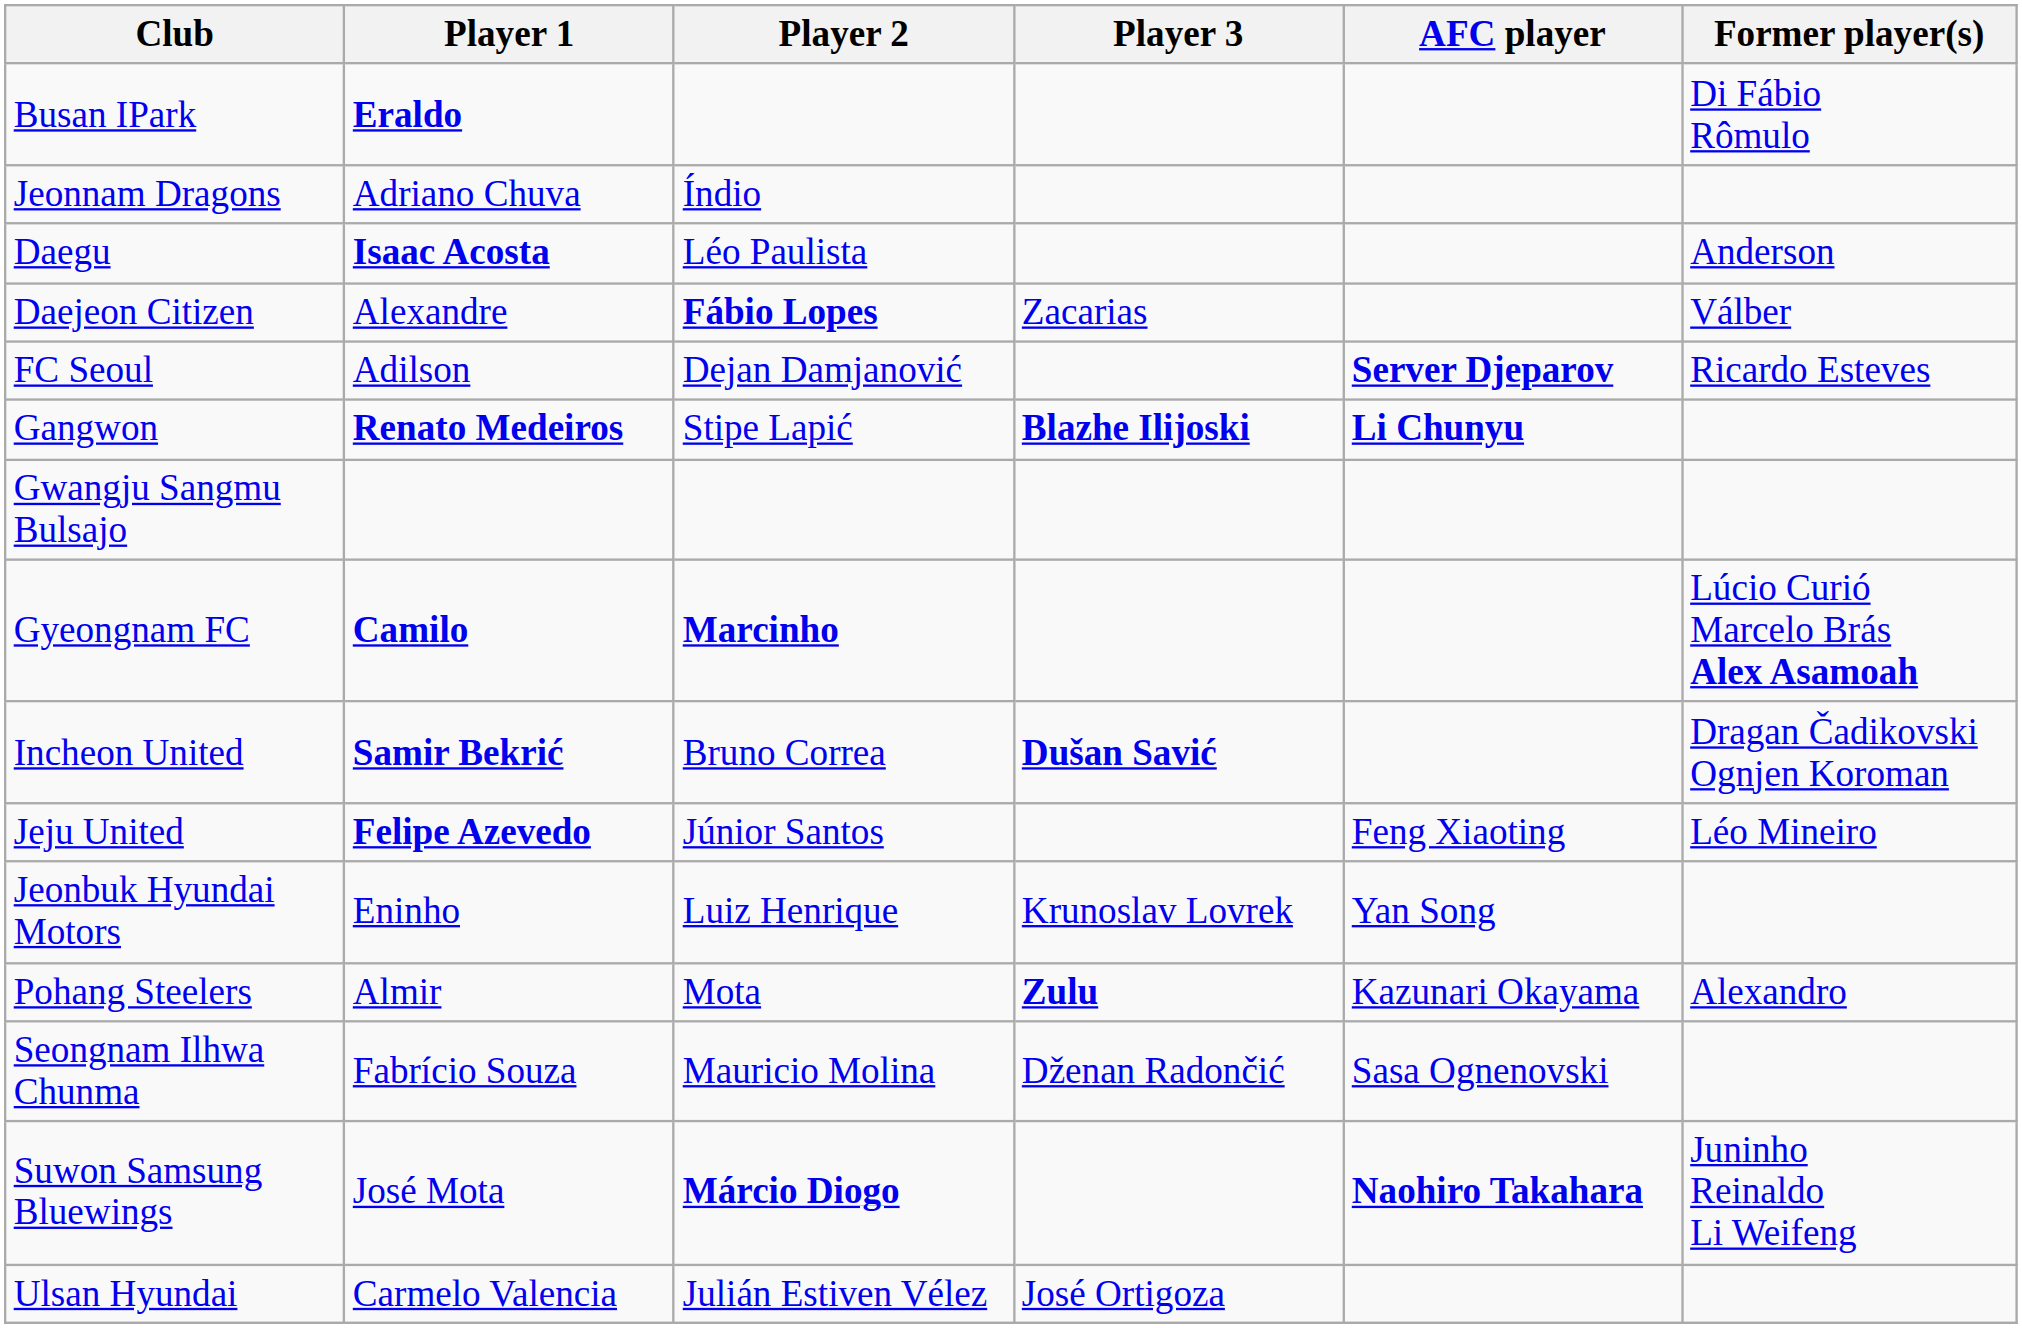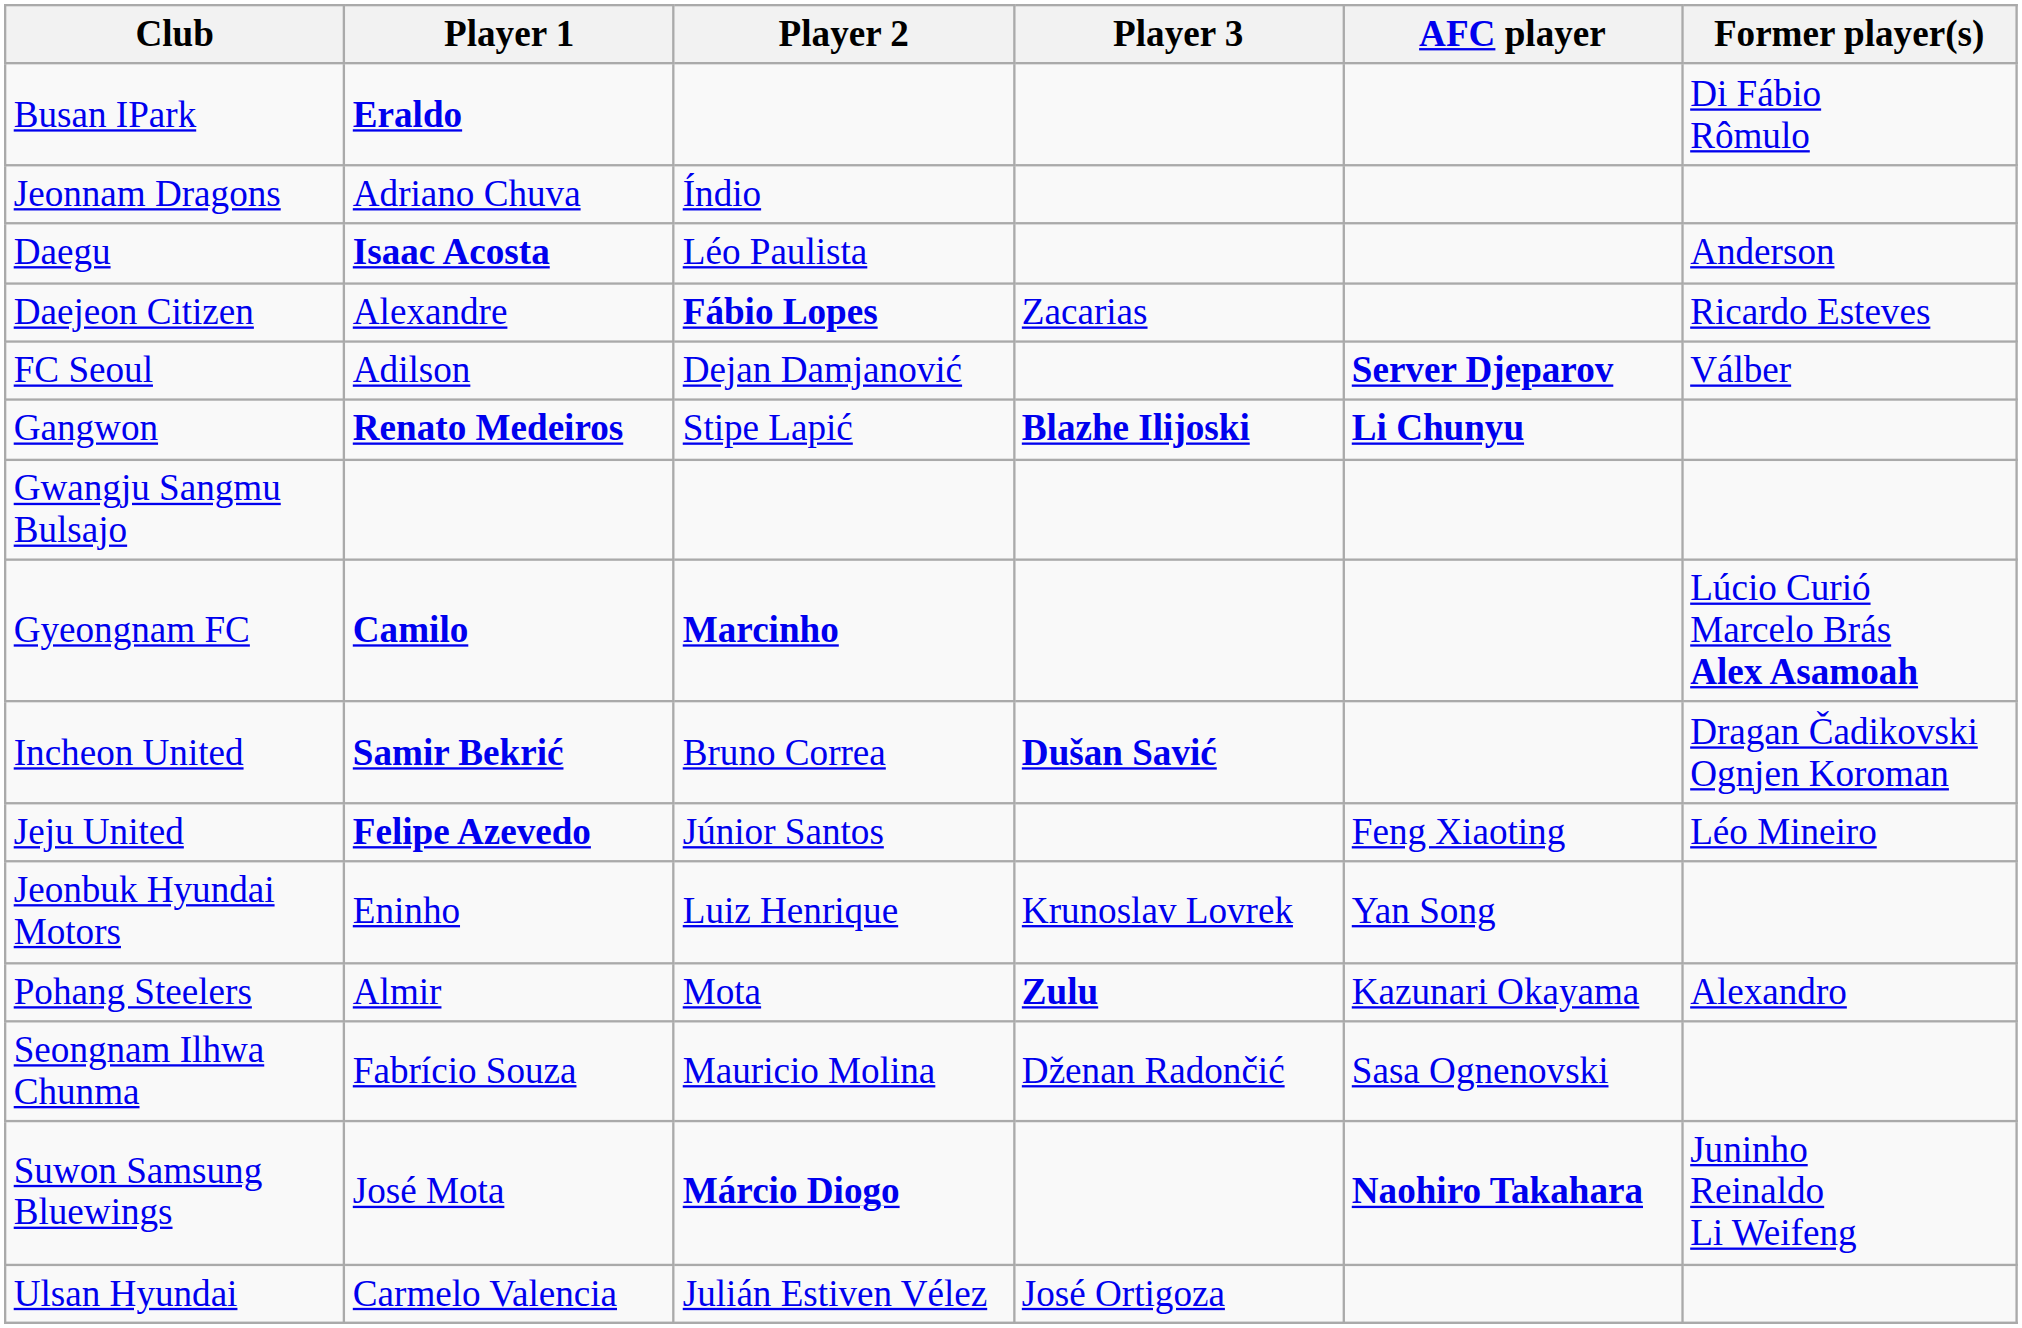(1741, 311) Válber -> (1810, 311) Ricardo Esteves
(1810, 370) Ricardo Esteves -> (1741, 370) Válber
